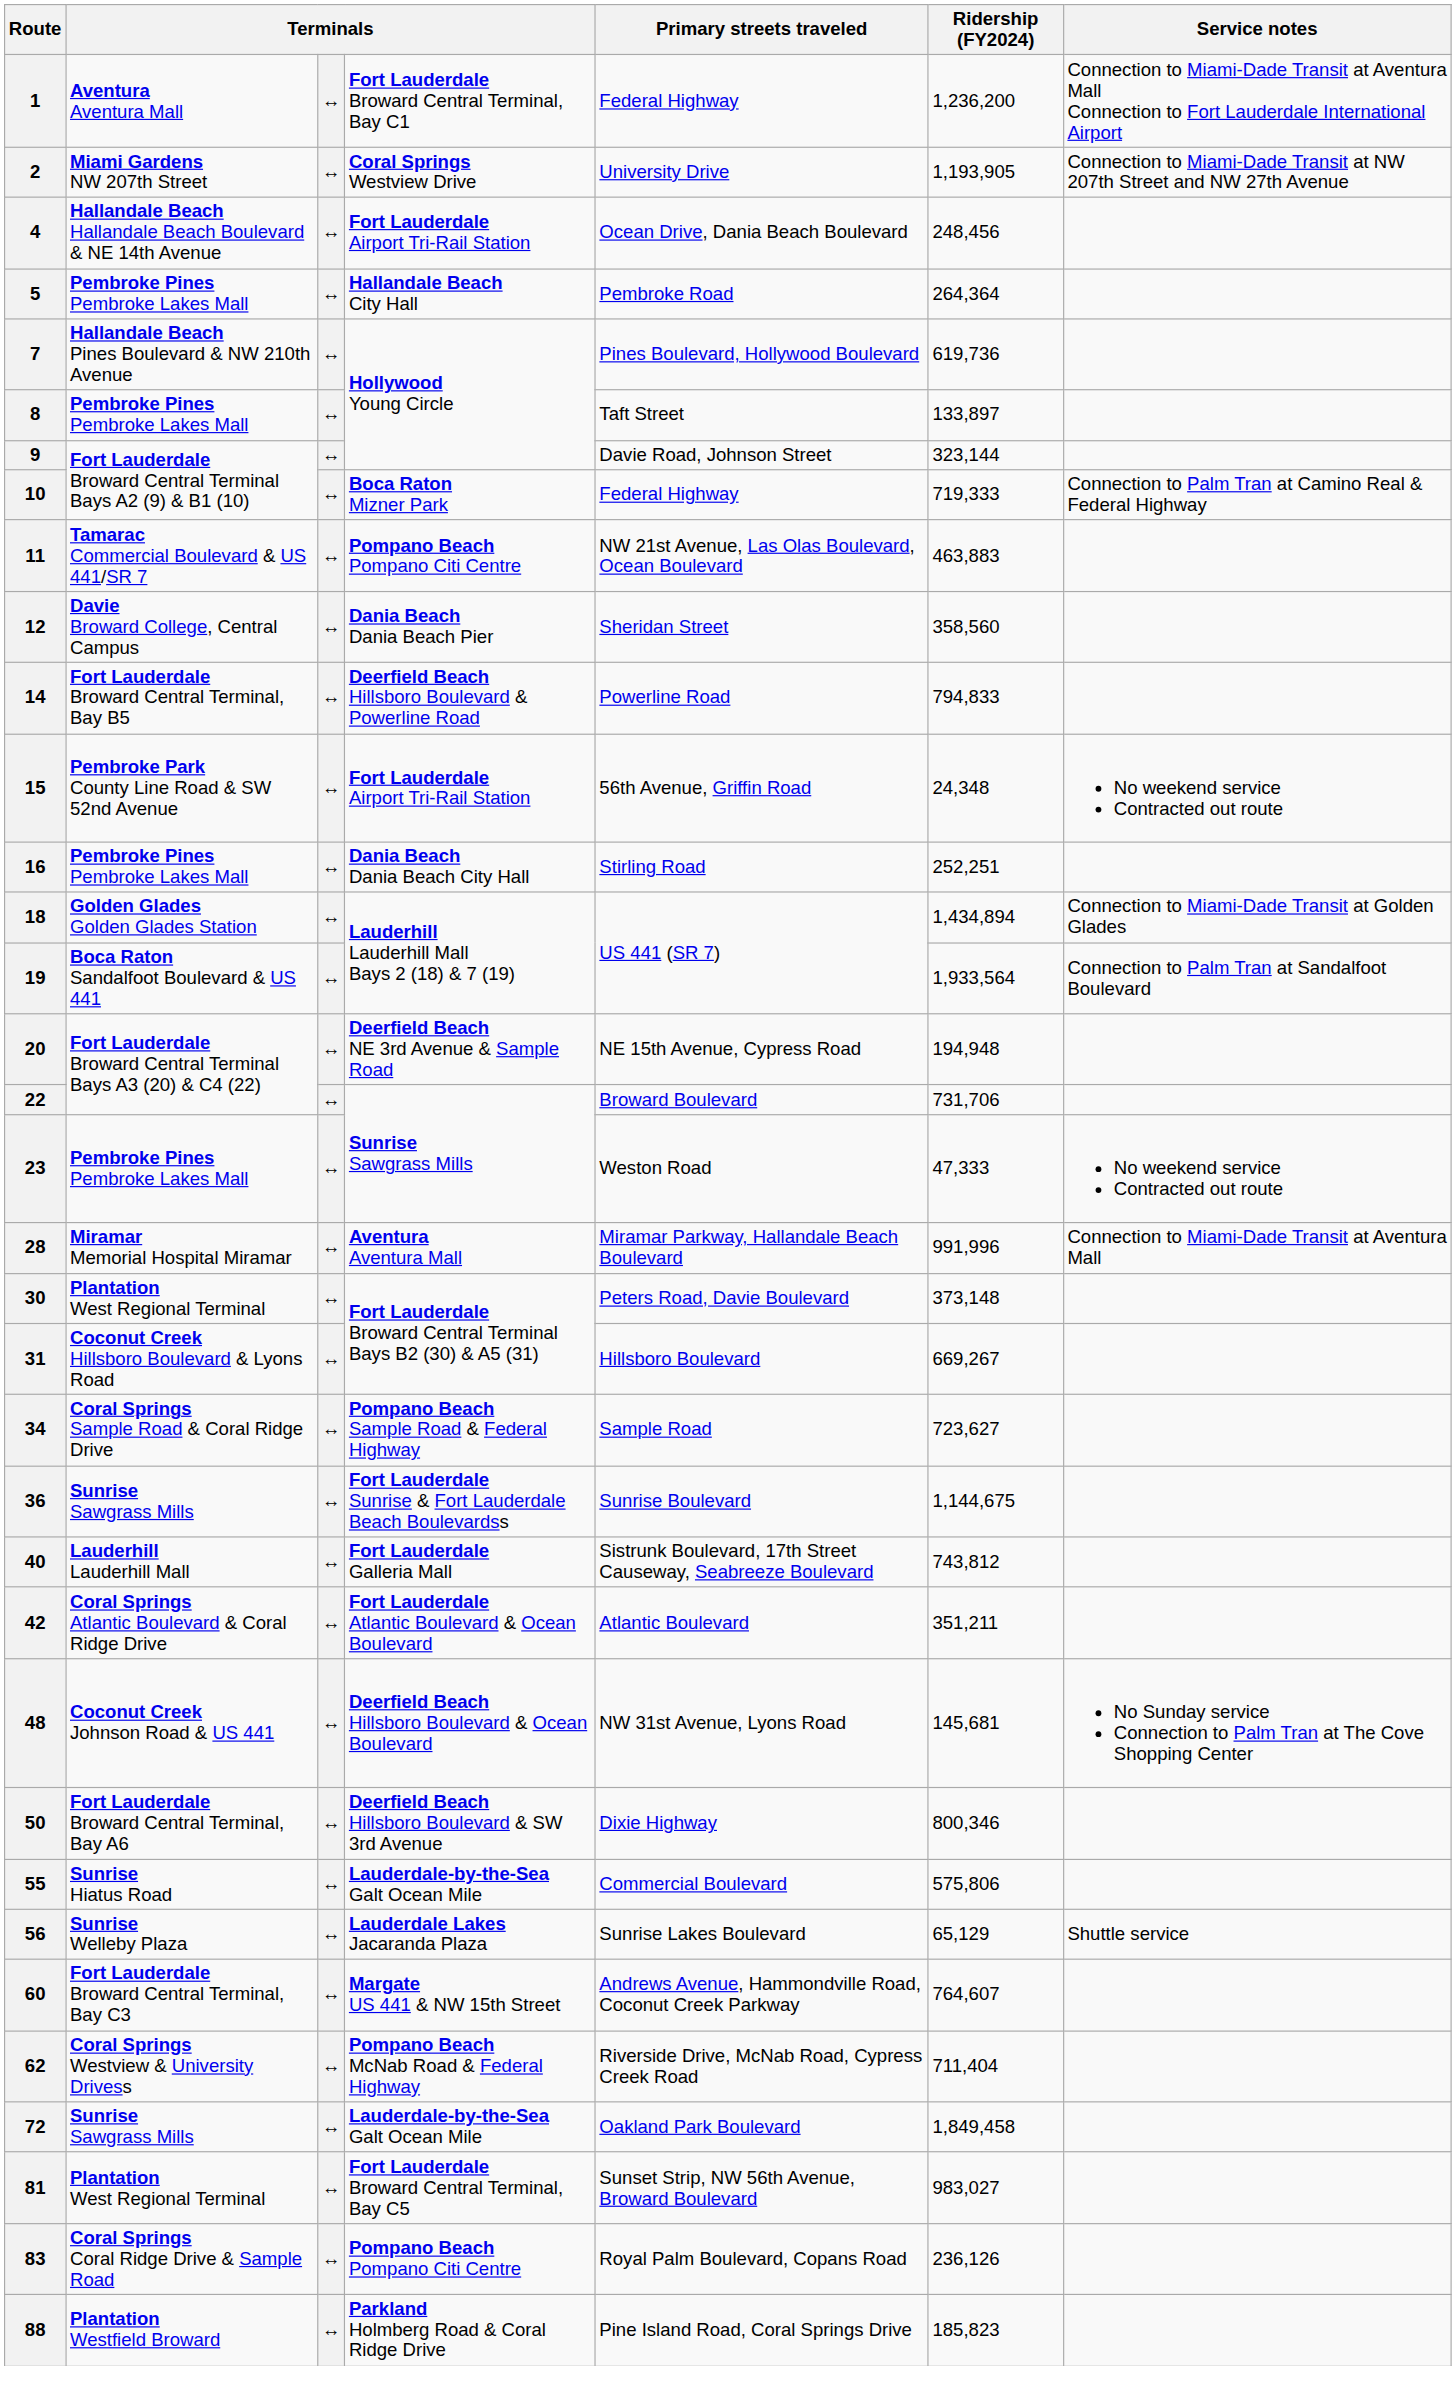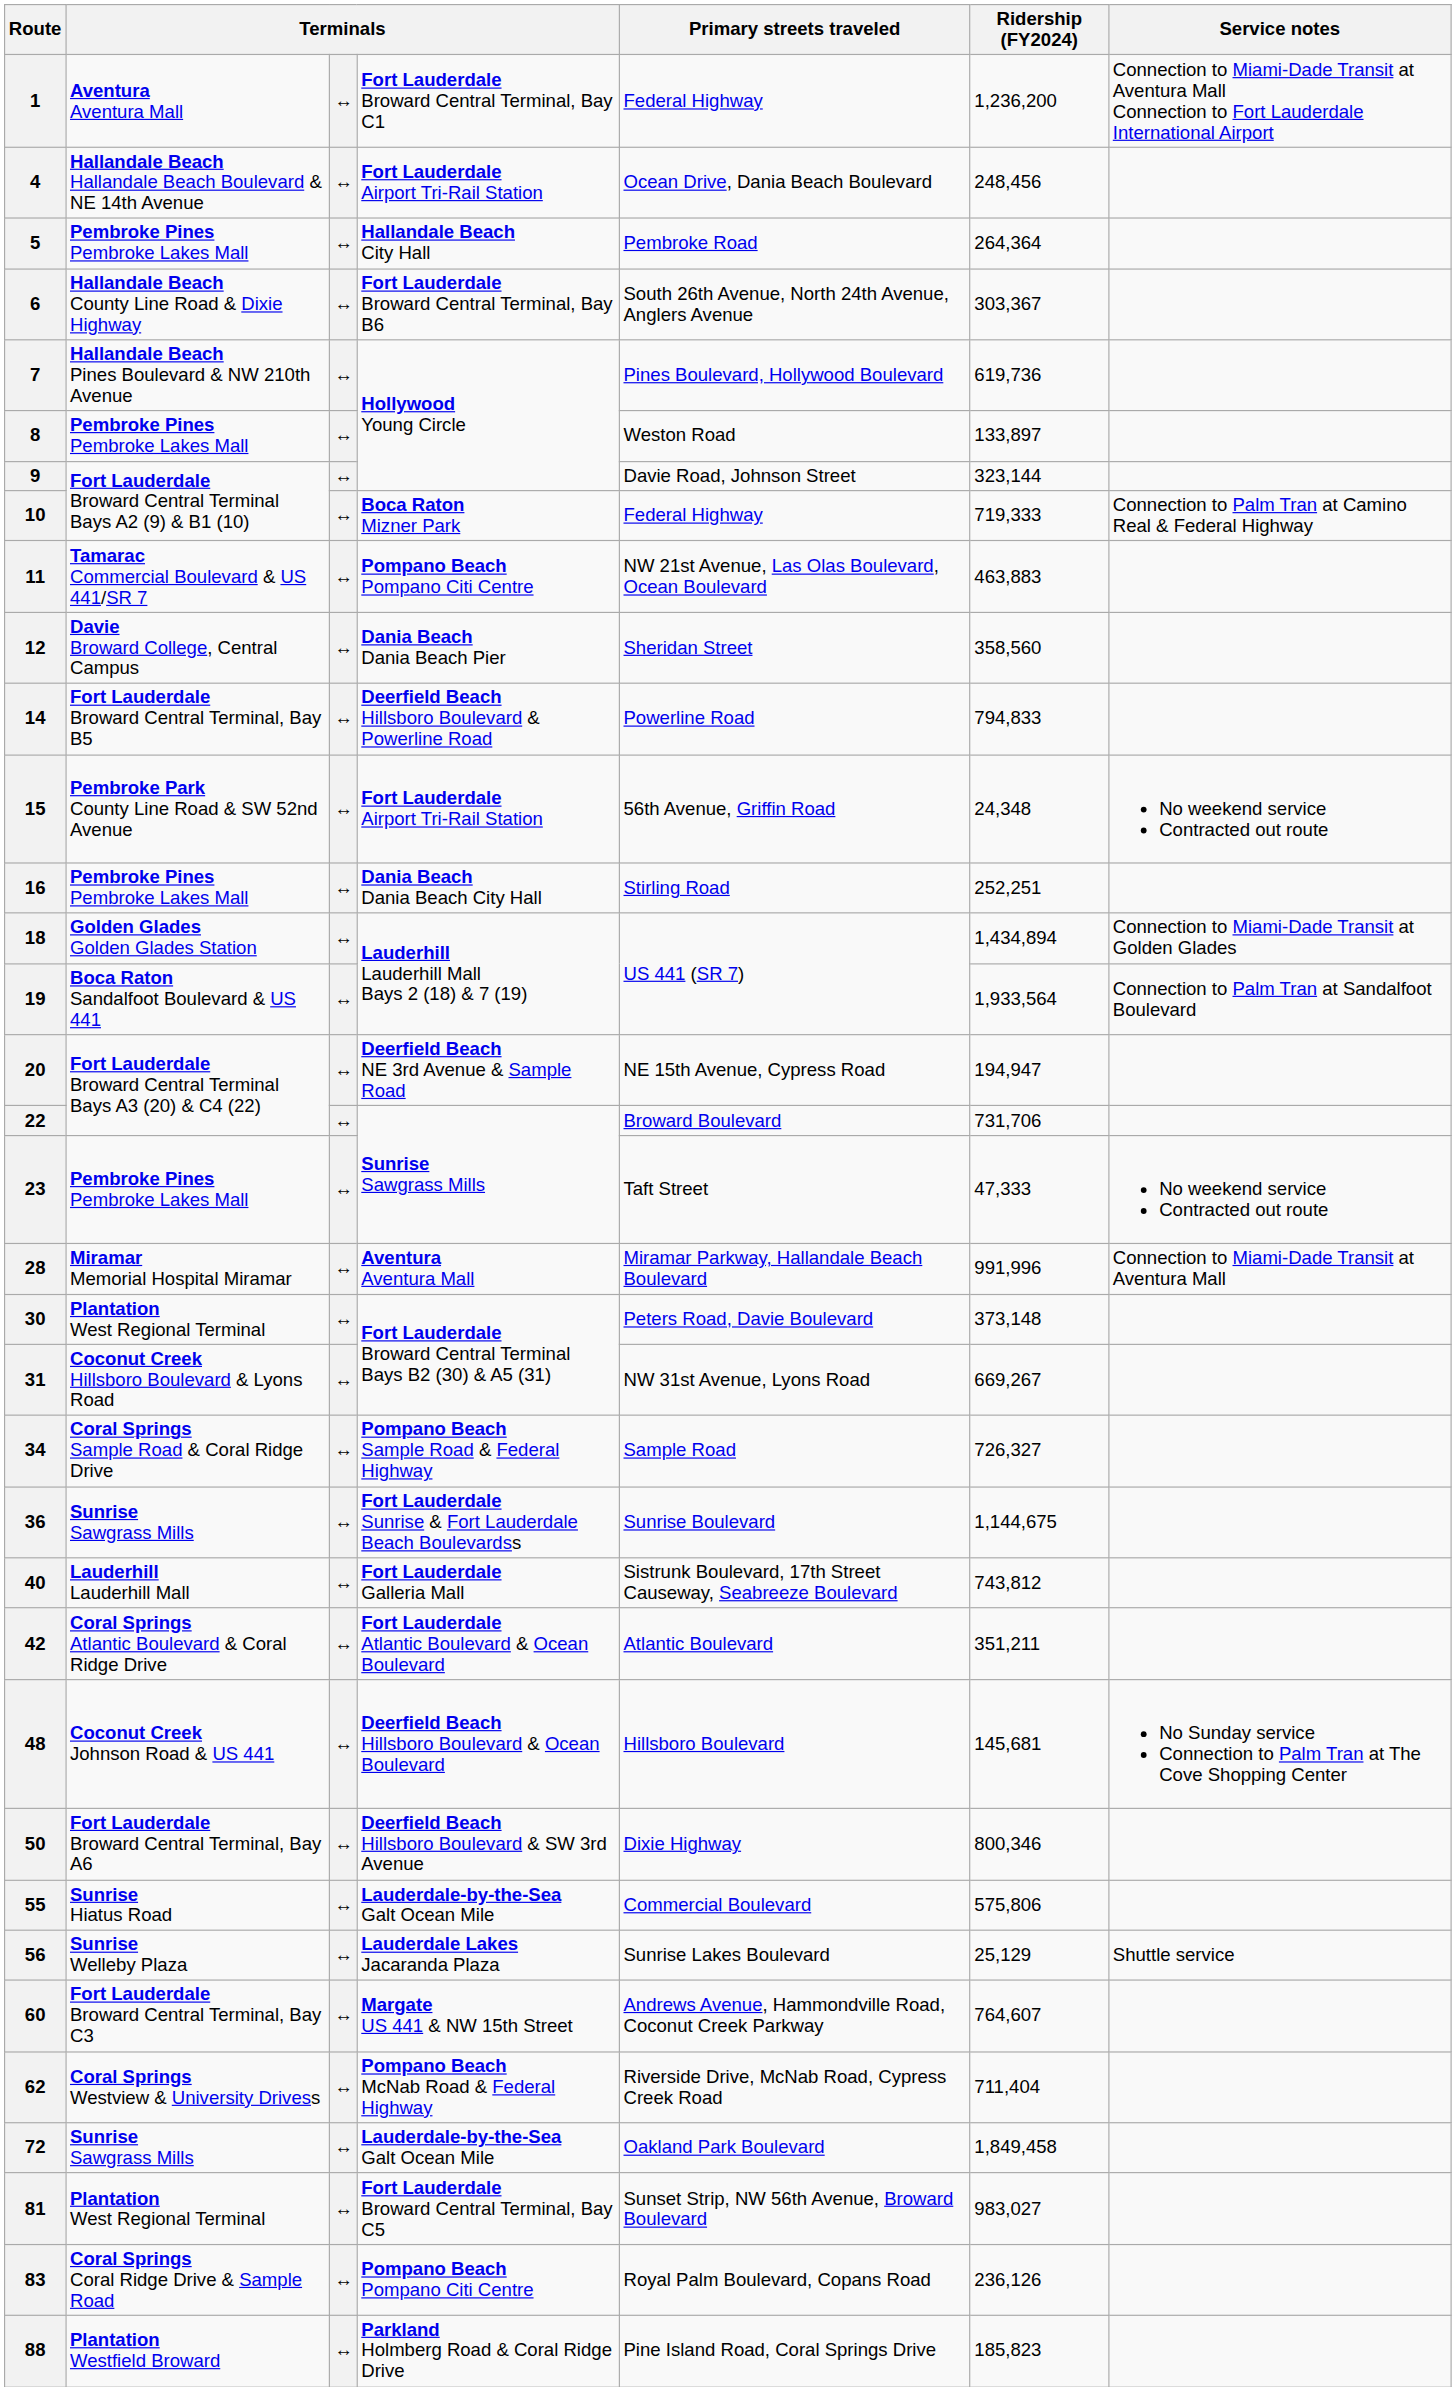- row: (35, 172)
+ row: (35, 303)
(642, 415) Taft Street -> (680, 435) Weston Road
(966, 1049) 194,948 -> (1008, 1070) 194,947
(655, 1168) Weston Road -> (666, 1189) Taft Street
(680, 1358) Hillsboro Boulevard -> (747, 1379) NW 31st Avenue, Lyons Road
(966, 1430) 723,627 -> (1008, 1450) 726,327
(723, 1722) NW 31st Avenue, Lyons Road -> (704, 1743) Hillsboro Boulevard
(961, 1934) 65,129 -> (1003, 1955) 25,129
